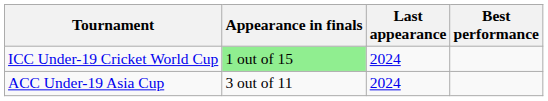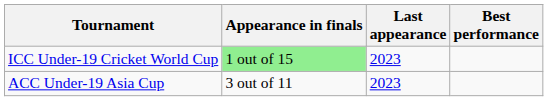(385, 58) 2024 -> (385, 58) 2023
(385, 83) 2024 -> (385, 83) 2023
